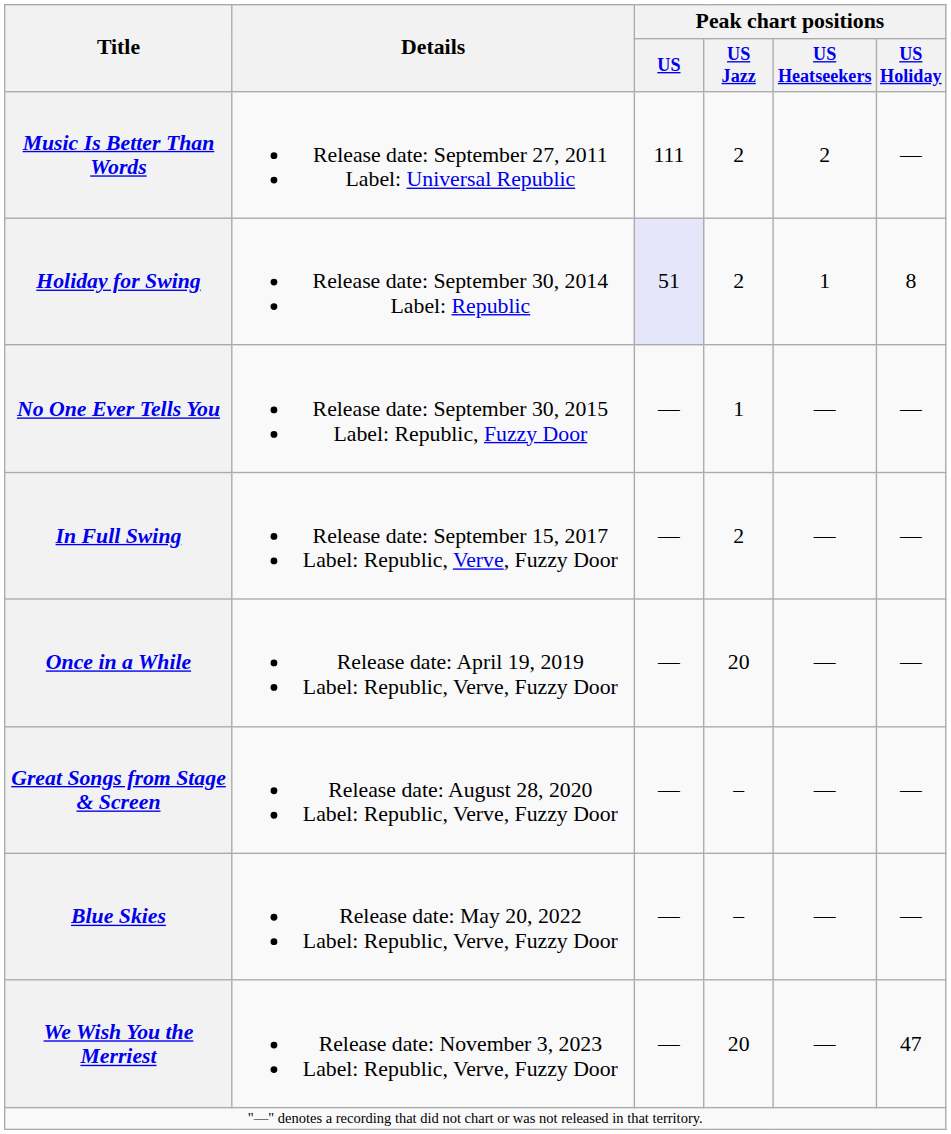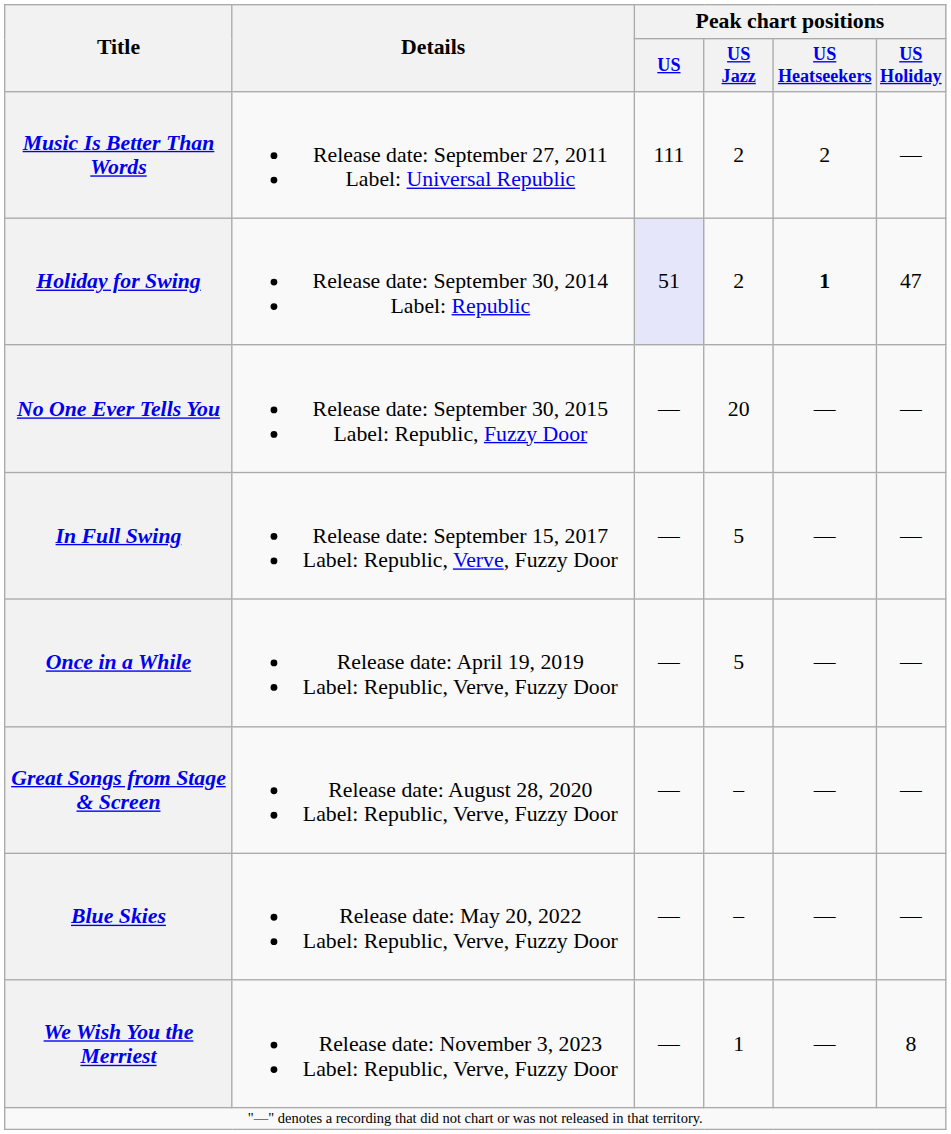(825, 281) normal -> (825, 281) bold
(911, 281) 8 -> (911, 281) 47
(739, 408) 1 -> (739, 408) 20
(739, 535) 2 -> (739, 535) 5
(739, 662) 20 -> (739, 662) 5
(739, 1043) 20 -> (739, 1043) 1
(911, 1043) 47 -> (911, 1043) 8
